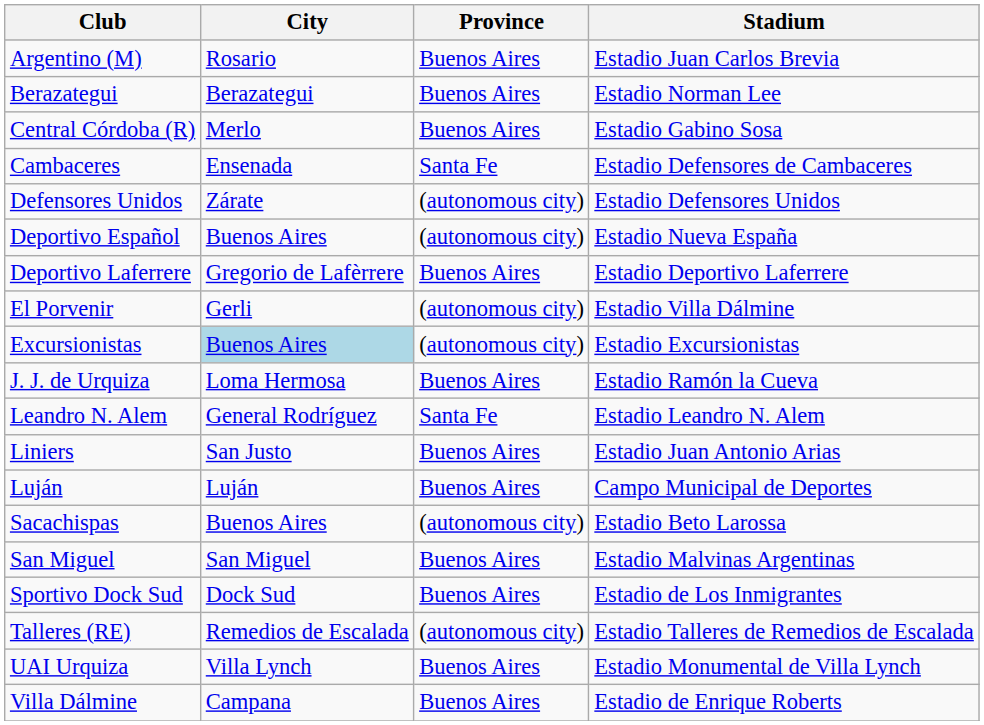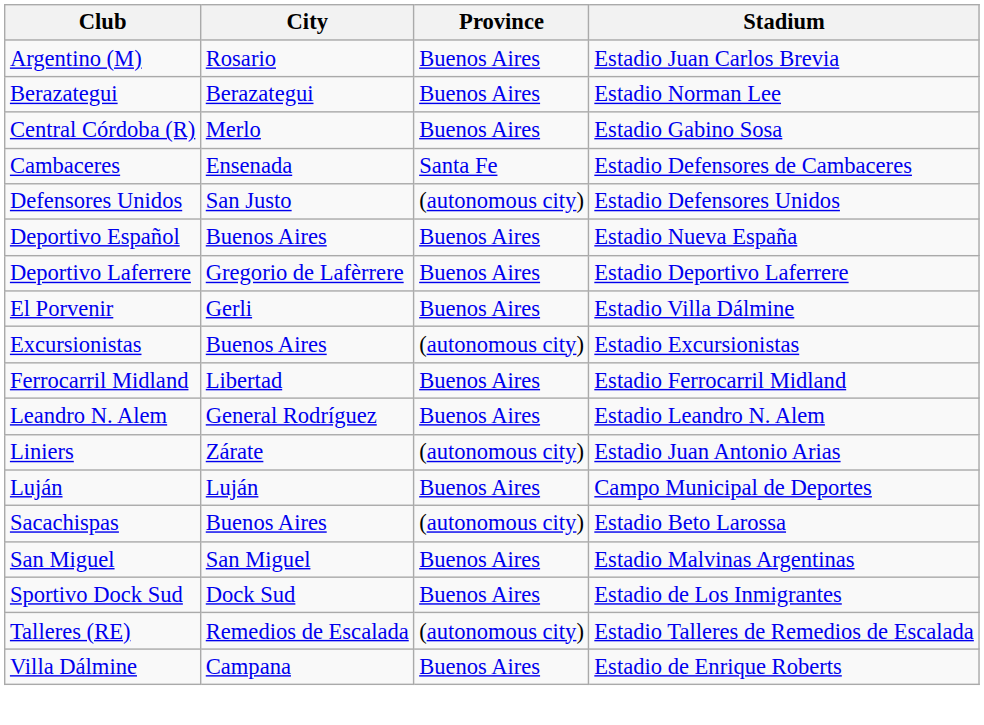(235, 201) Zárate -> (249, 201) San Justo
(502, 237) (autonomous city) -> (480, 237) Buenos Aires
(502, 308) (autonomous city) -> (480, 308) Buenos Aires
(266, 344) lightblue background -> (266, 344) no background
+ row: (99, 380)
- row: (80, 380)
(458, 415) Santa Fe -> (480, 415) Buenos Aires
(249, 451) San Justo -> (235, 451) Zárate
(480, 451) Buenos Aires -> (502, 451) (autonomous city)
- row: (69, 666)
